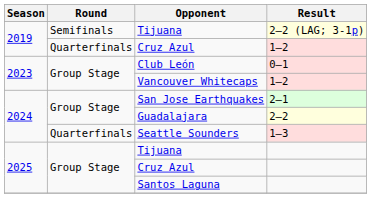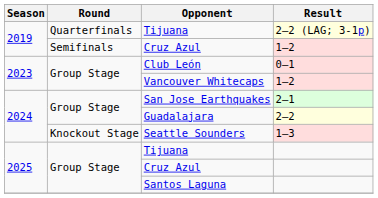(82, 30) Semifinals -> (91, 30) Quarterfinals
(91, 47) Quarterfinals -> (82, 47) Semifinals
(91, 133) Quarterfinals -> (94, 133) Knockout Stage
